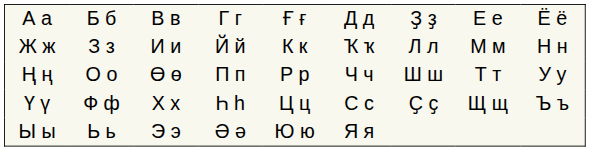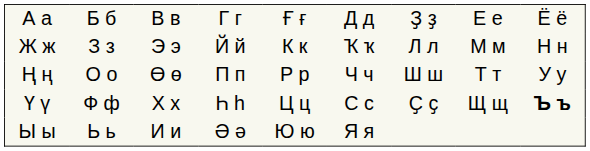(166, 47) И и -> (166, 47) Э э
(552, 103) normal -> (552, 103) bold
(166, 131) Э э -> (166, 131) И и
